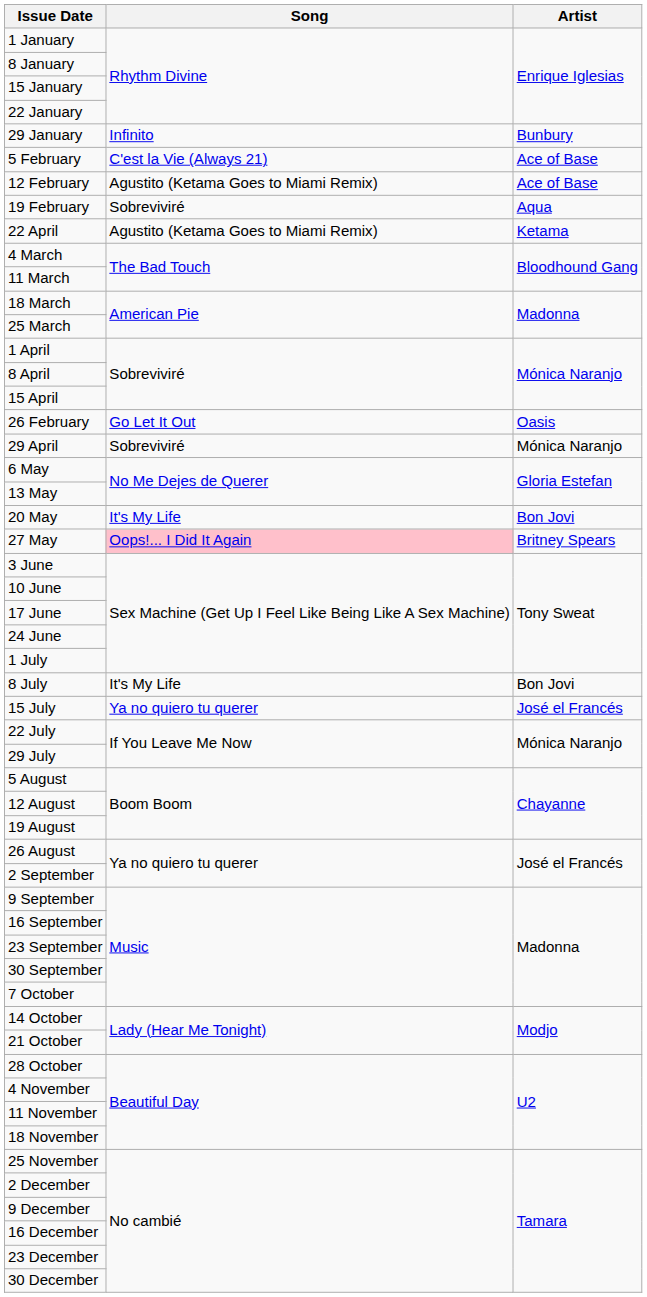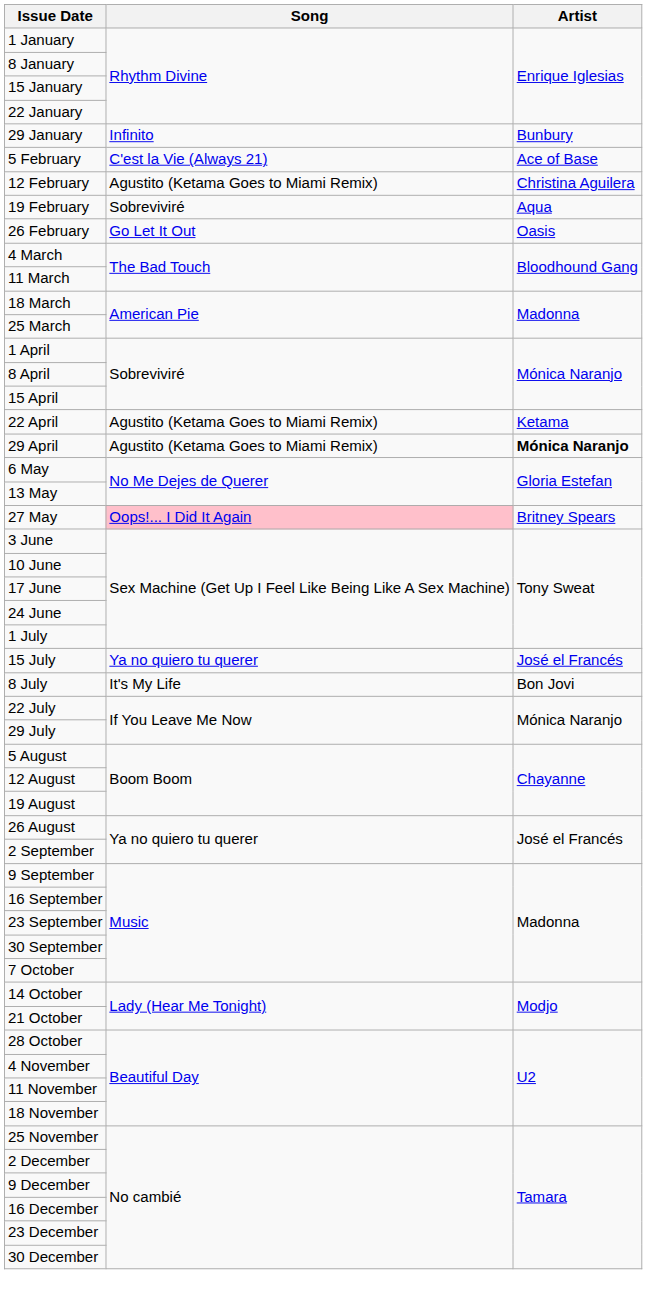(557, 183) Ace of Base -> (576, 183) Christina Aguilera
rows swapped: (48, 421) <-> (33, 231)
(147, 445) Sobreviviré -> (244, 445) Agustito (Ketama Goes to Miami Remix)
(569, 445) normal -> (573, 445) bold
- row: (33, 517)
rows swapped: (28, 684) <-> (32, 708)
